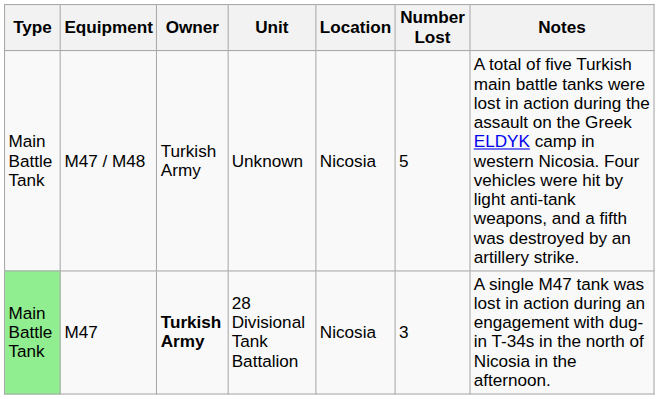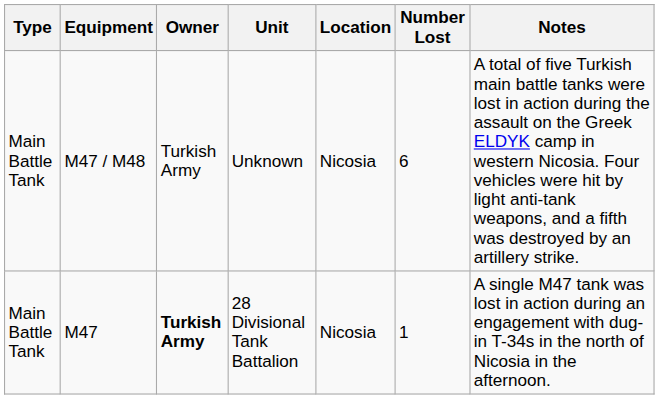(404, 160) 5 -> (404, 160) 6
(30, 332) lightgreen background -> (30, 332) no background
(404, 332) 3 -> (404, 332) 1
